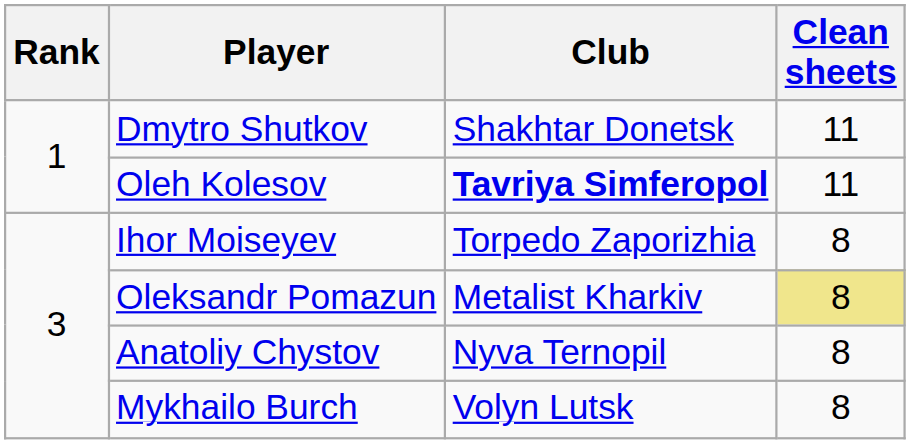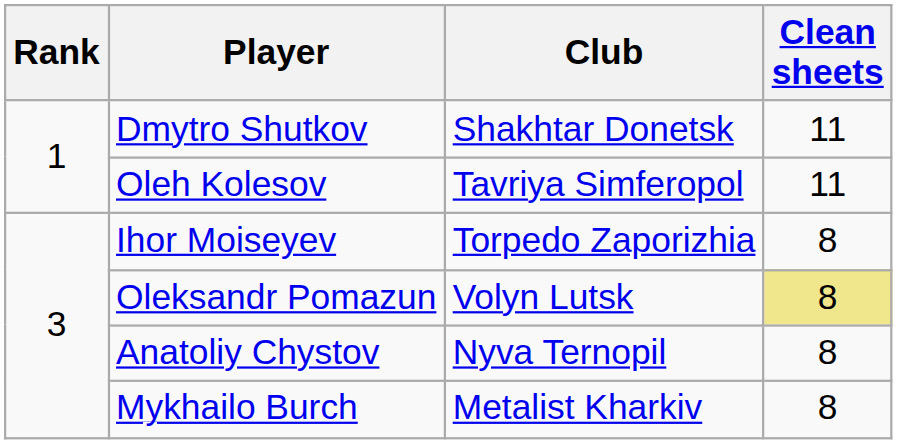(611, 184) bold -> (598, 184) normal
(577, 296) Metalist Kharkiv -> (543, 296) Volyn Lutsk
(543, 408) Volyn Lutsk -> (577, 408) Metalist Kharkiv
